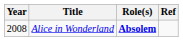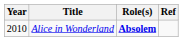(17, 28) 2008 -> (17, 28) 2010
